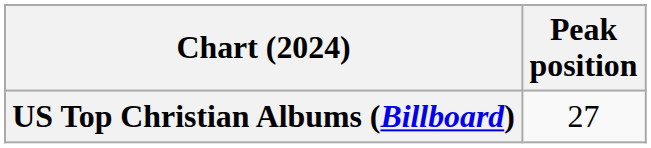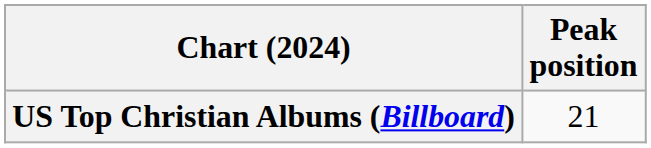(584, 116) 27 -> (584, 116) 21
